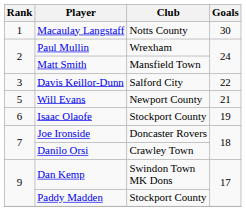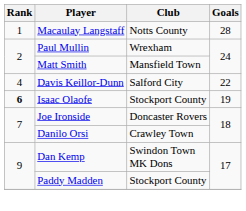(225, 30) 30 -> (225, 30) 28
(20, 82) 3 -> (20, 82) 4
- row: (61, 99)
(20, 116) normal -> (20, 99) bold
